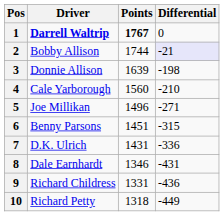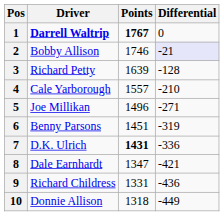(137, 51) 1744 -> (137, 51) 1746
(66, 70) Donnie Allison -> (63, 70) Richard Petty
(169, 70) -198 -> (169, 70) -128
(137, 88) 1560 -> (137, 88) 1557
(169, 126) -315 -> (169, 126) -319
(137, 145) normal -> (137, 145) bold
(137, 164) 1346 -> (137, 164) 1347
(169, 164) -431 -> (169, 164) -421
(63, 201) Richard Petty -> (66, 201) Donnie Allison
